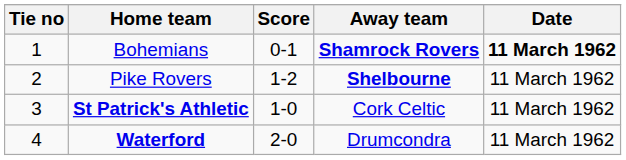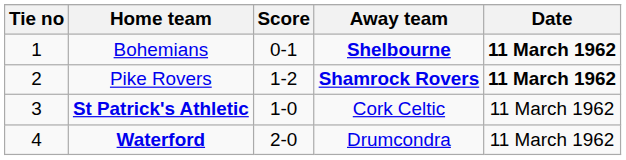(399, 49) Shamrock Rovers -> (399, 49) Shelbourne
(399, 79) Shelbourne -> (399, 79) Shamrock Rovers
(552, 79) normal -> (552, 79) bold
